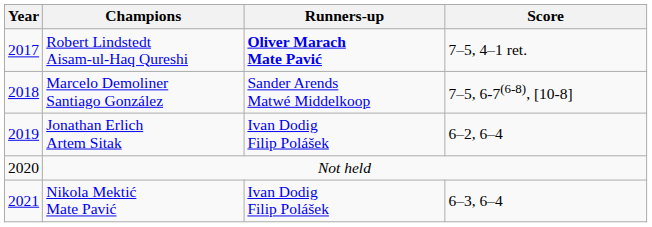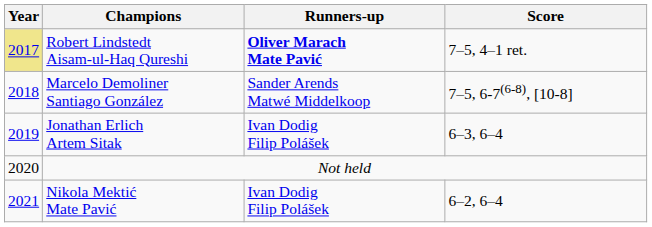(24, 50) no background -> (24, 50) khaki background
(476, 134) 6–2, 6–4 -> (476, 134) 6–3, 6–4
(476, 200) 6–3, 6–4 -> (476, 200) 6–2, 6–4
